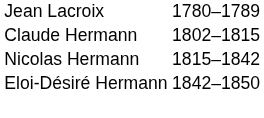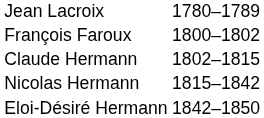+ row: (68, 35)
